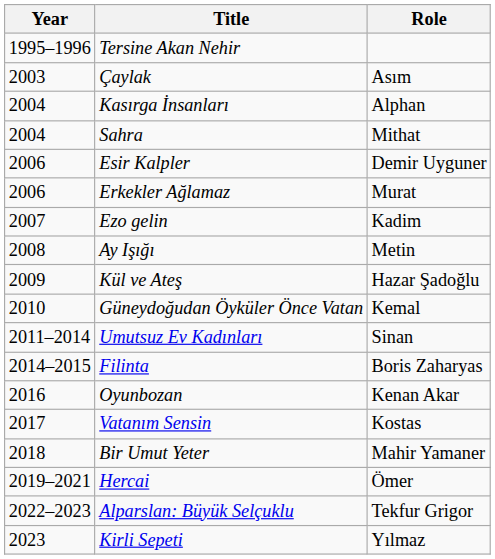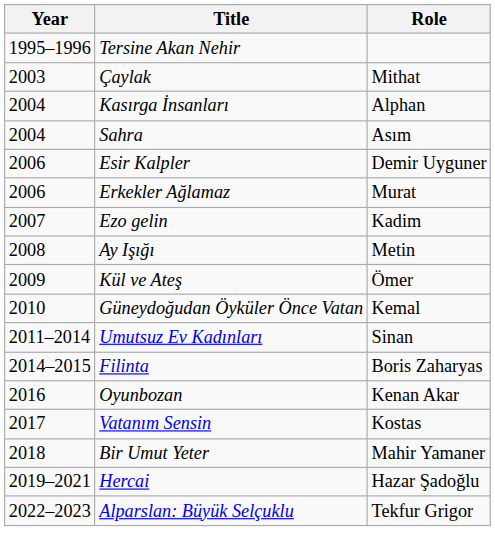(391, 76) Asım -> (396, 76) Mithat
(396, 134) Mithat -> (391, 134) Asım
(426, 279) Hazar Şadoğlu -> (392, 279) Ömer
(392, 481) Ömer -> (426, 481) Hazar Şadoğlu
- row: (141, 539)
